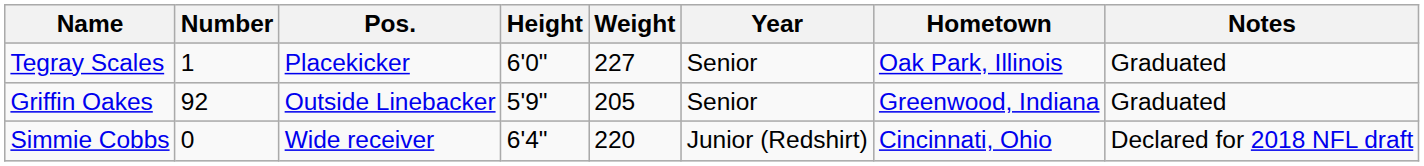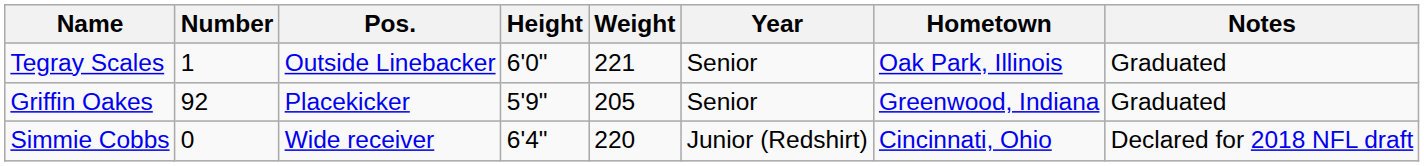(347, 62) Placekicker -> (390, 62) Outside Linebacker
(615, 62) 227 -> (615, 62) 221
(390, 101) Outside Linebacker -> (347, 101) Placekicker
